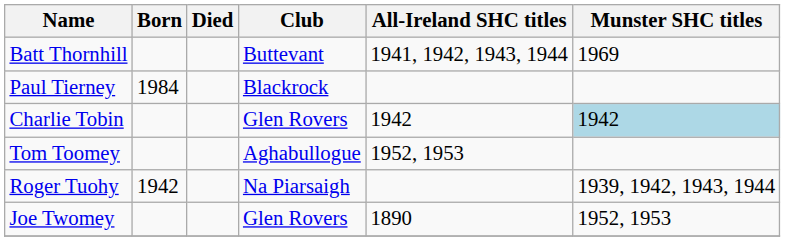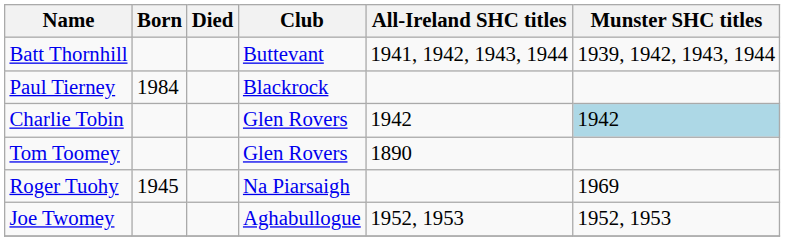(598, 53) 1969 -> (676, 53) 1939, 1942, 1943, 1944
(302, 152) Aghabullogue -> (295, 152) Glen Rovers
(417, 152) 1952, 1953 -> (391, 152) 1890
(158, 185) 1942 -> (158, 185) 1945
(676, 185) 1939, 1942, 1943, 1944 -> (598, 185) 1969
(295, 218) Glen Rovers -> (302, 218) Aghabullogue
(391, 218) 1890 -> (417, 218) 1952, 1953
